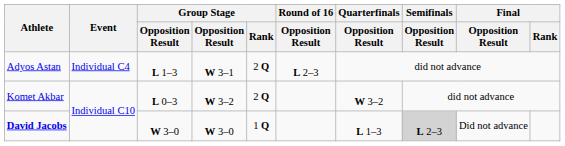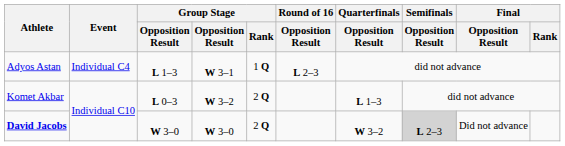(261, 66) 2 Q -> (261, 66) 1 Q
(369, 102) W 3–2 -> (369, 102) L 1–3
(261, 126) 1 Q -> (261, 126) 2 Q
(369, 132) L 1–3 -> (369, 132) W 3–2
